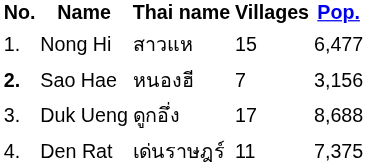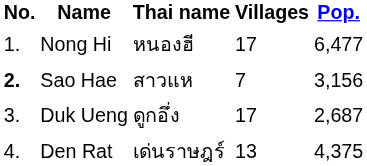(163, 44) สาวแห -> (164, 44) หนองฮี
(246, 44) 15 -> (246, 44) 17
(164, 80) หนองฮี -> (163, 80) สาวแห
(339, 115) 8,688 -> (339, 115) 2,687
(245, 151) 11 -> (246, 151) 13
(339, 151) 7,375 -> (339, 151) 4,375
